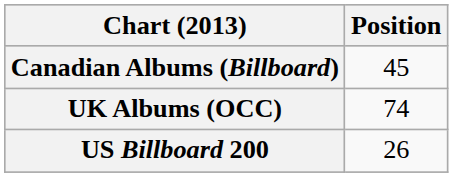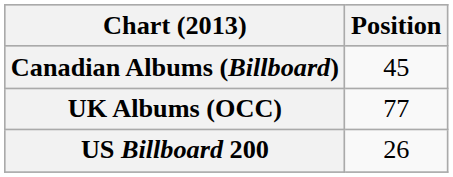(396, 108) 74 -> (396, 108) 77
